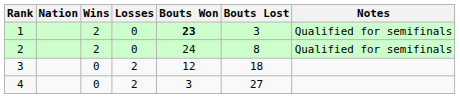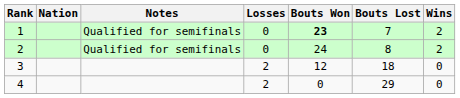columns swapped: (96, 13) <-> (374, 13)
(257, 31) 3 -> (388, 31) 7
(189, 85) 3 -> (320, 85) 0
(257, 85) 27 -> (388, 85) 29
